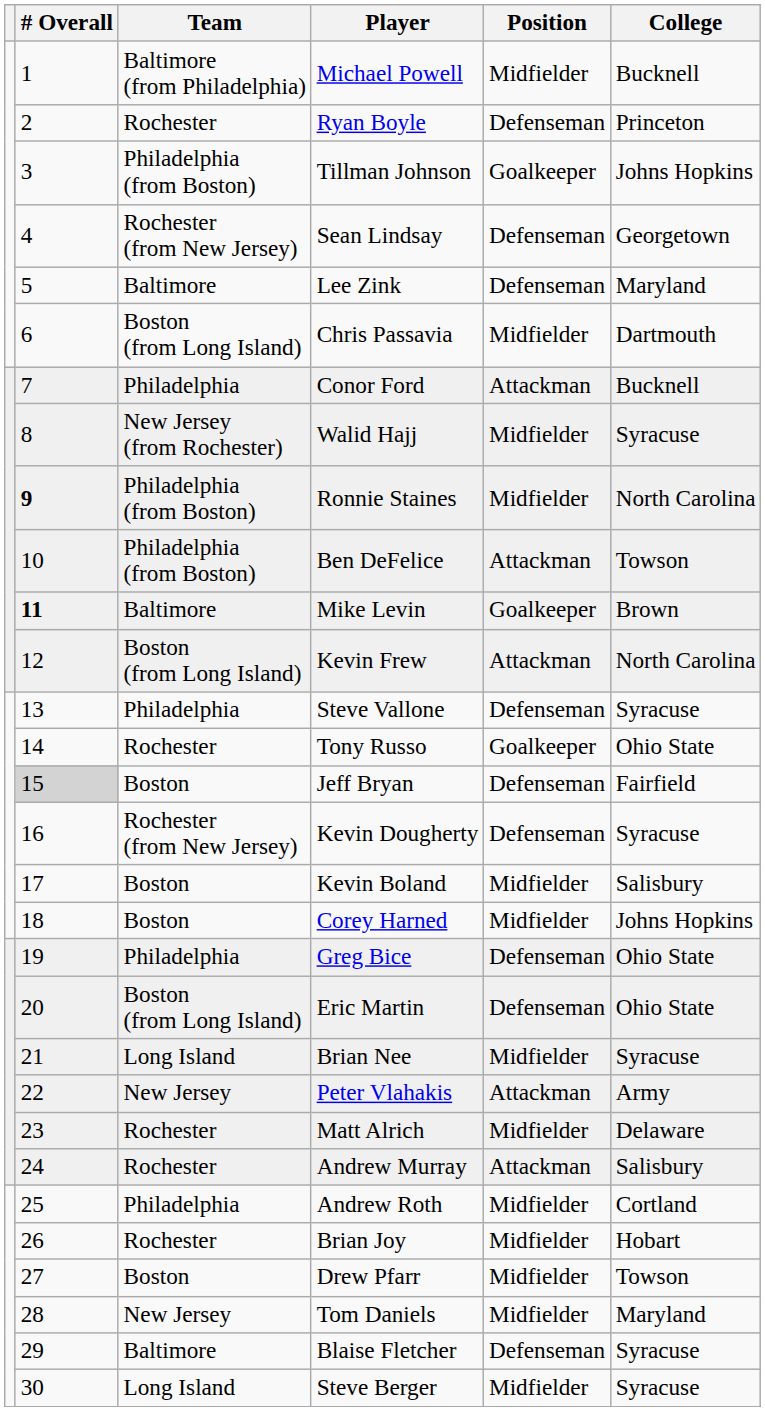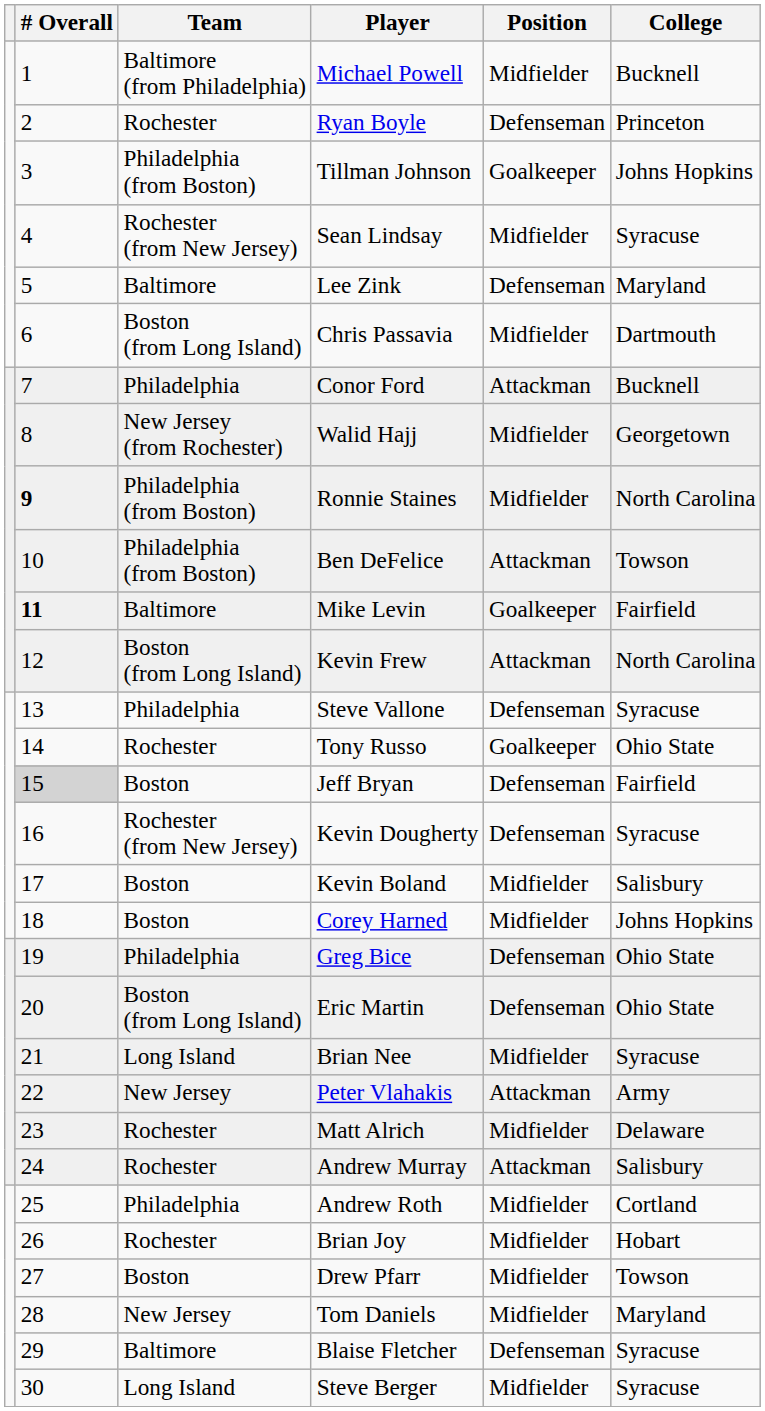(547, 235) Defenseman -> (539, 235) Midfielder
(673, 235) Georgetown -> (658, 235) Syracuse
(658, 434) Syracuse -> (673, 434) Georgetown
(647, 610) Brown -> (656, 610) Fairfield
